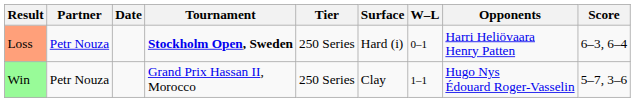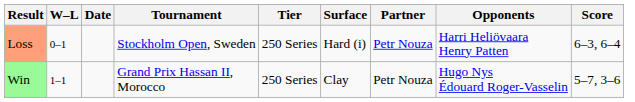columns swapped: (425, 15) <-> (79, 15)
(220, 43) bold -> (186, 43) normal
